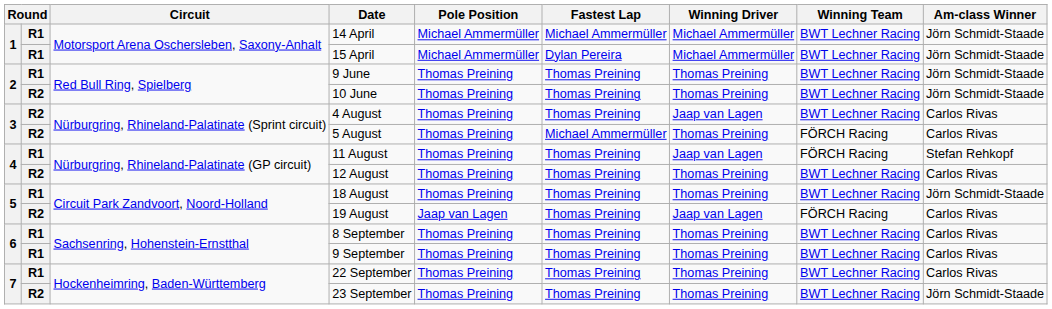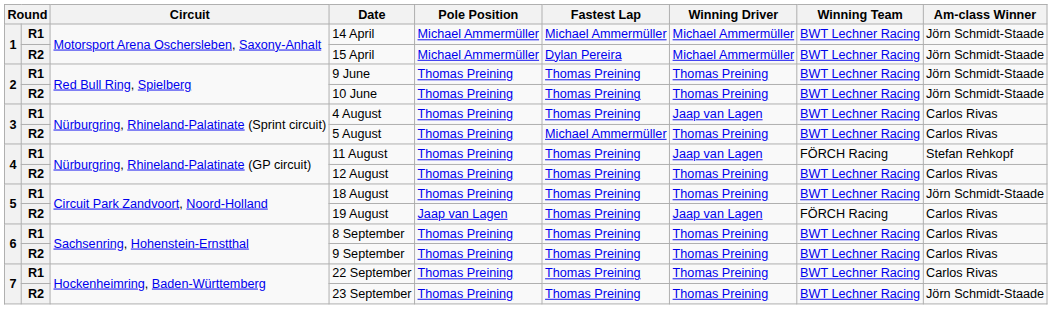(36, 54) R1 -> (36, 54) R2
(36, 114) R2 -> (36, 114) R1
(844, 134) FÖRCH Racing -> (860, 134) BWT Lechner Racing
(36, 253) R1 -> (36, 253) R2
